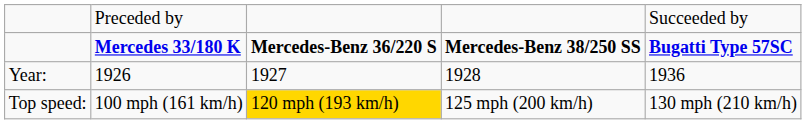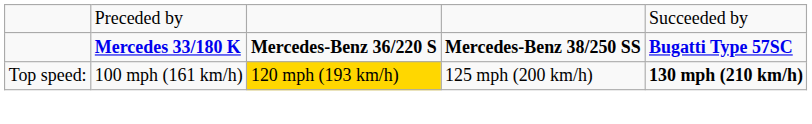- row: (28, 75)
(723, 103) normal -> (726, 75) bold
